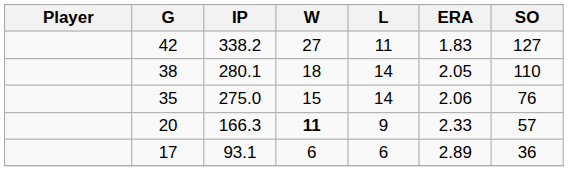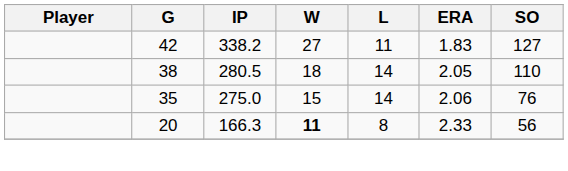(240, 71) 280.1 -> (240, 71) 280.5
(383, 125) 9 -> (383, 125) 8
(527, 125) 57 -> (527, 125) 56
- row: (168, 152)
